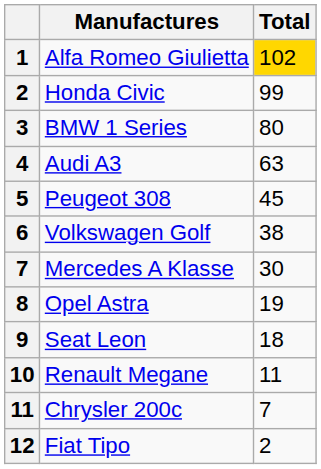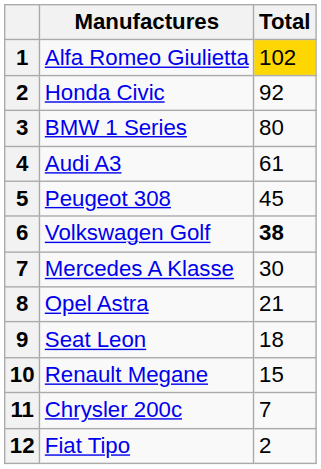(271, 92) 99 -> (271, 92) 92
(271, 163) 63 -> (271, 163) 61
(271, 233) normal -> (271, 233) bold
(271, 304) 19 -> (271, 304) 21
(271, 374) 11 -> (271, 374) 15
